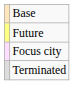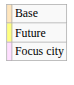- row: (39, 70)
